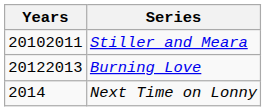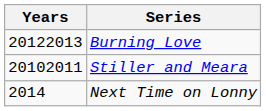rows swapped: (169, 42) <-> (146, 68)
